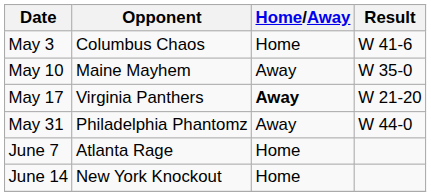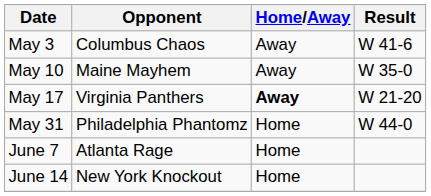(278, 44) Home -> (276, 44) Away
(276, 124) Away -> (278, 124) Home
